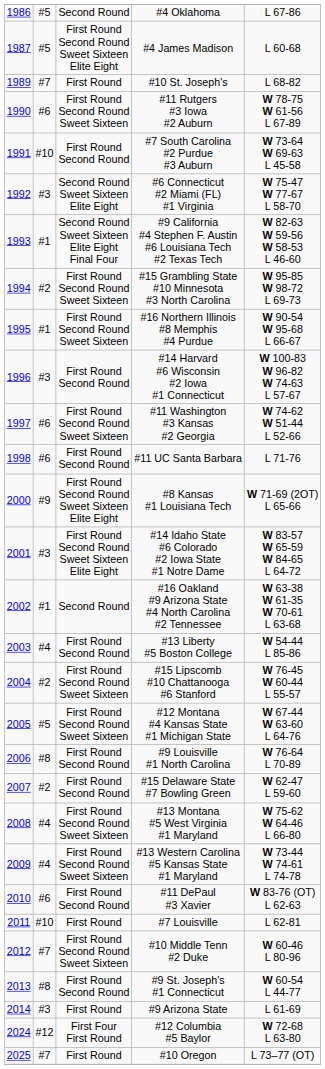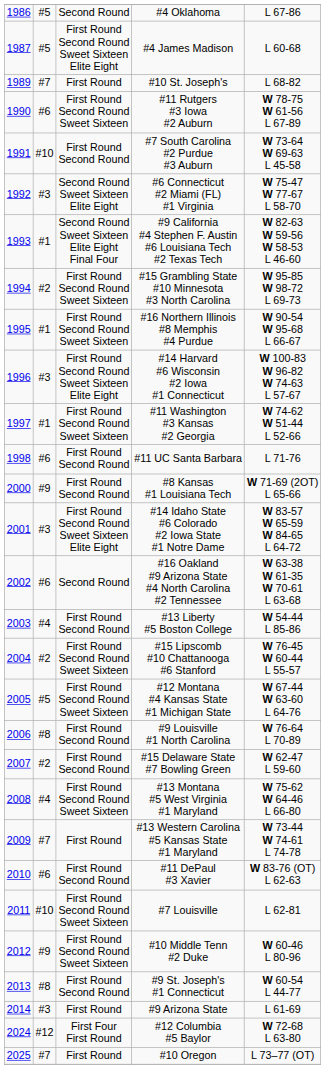(94, 377) First Round Second Round -> (94, 377) First Round Second Round Sweet Sixteen Elite Eight
(45, 424) #6 -> (45, 424) #1
(94, 500) First Round Second Round Sweet Sixteen Elite Eight -> (94, 488) First Round Second Round
(45, 606) #1 -> (45, 582) #6
(45, 864) #4 -> (45, 840) #7
(94, 864) First Round Second Round Sweet Sixteen -> (94, 840) First Round
(94, 922) First Round -> (94, 910) First Round Second Round Sweet Sixteen
(45, 951) #7 -> (45, 951) #9
